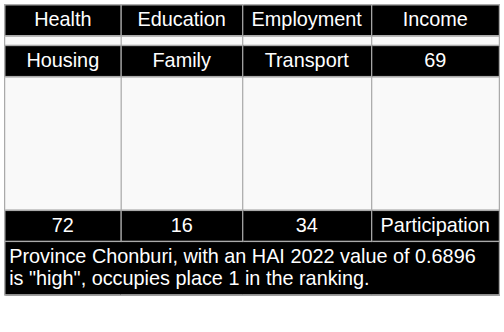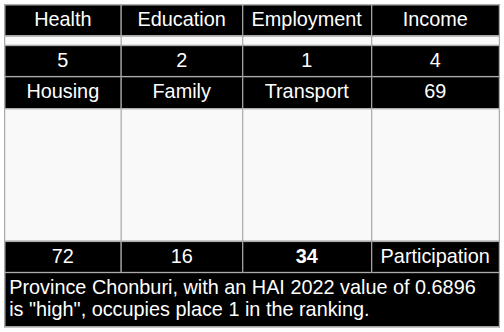+ row: (63, 60)
(307, 225) normal -> (307, 256) bold
